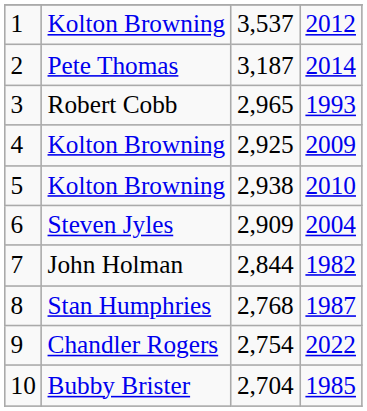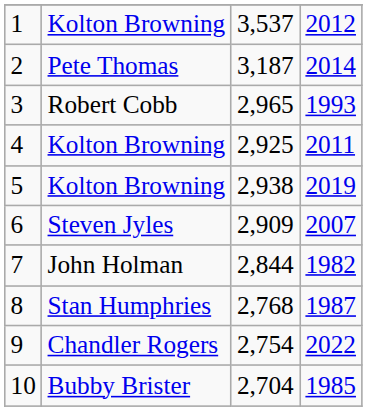(331, 144) 2009 -> (330, 144) 2011
(331, 184) 2010 -> (331, 184) 2019
(331, 225) 2004 -> (331, 225) 2007
